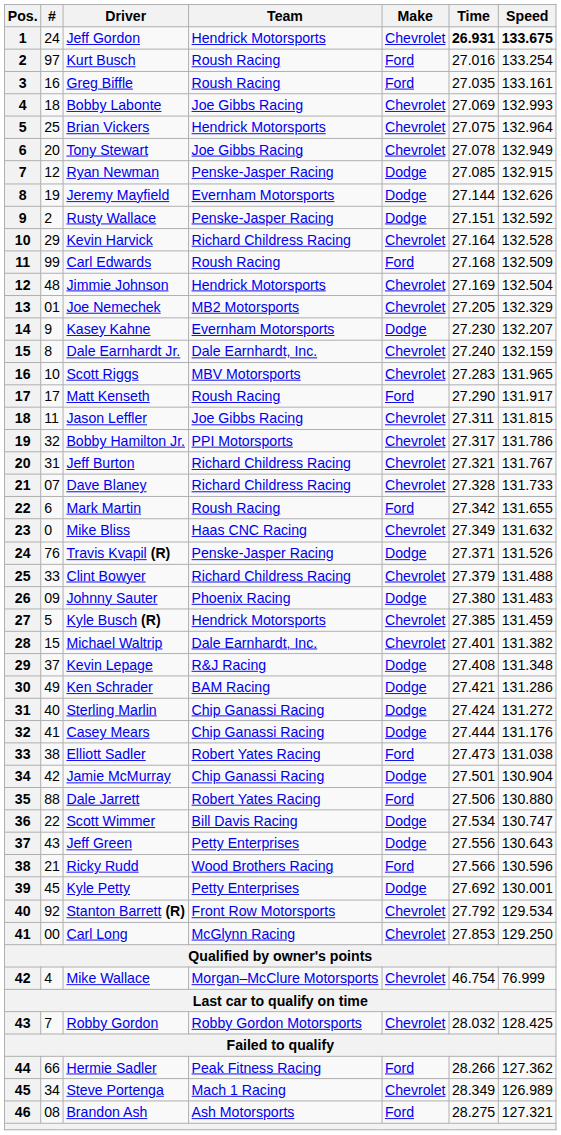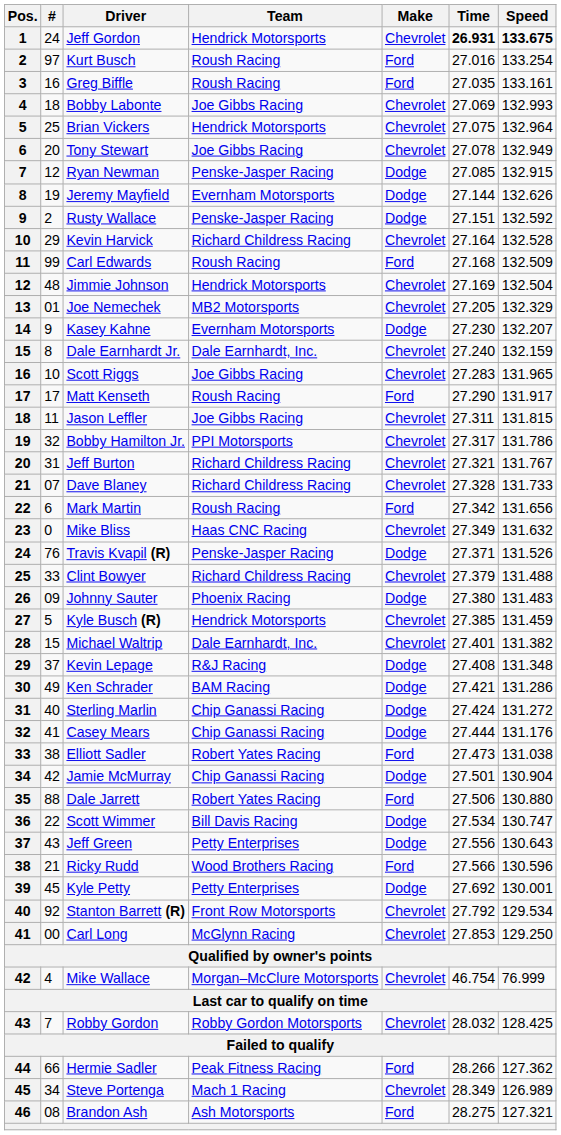(246, 374) MBV Motorsports -> (247, 374) Joe Gibbs Racing
(527, 508) 131.655 -> (527, 508) 131.656
